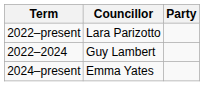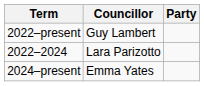(123, 33) Lara Parizotto -> (121, 33) Guy Lambert
(121, 52) Guy Lambert -> (123, 52) Lara Parizotto
